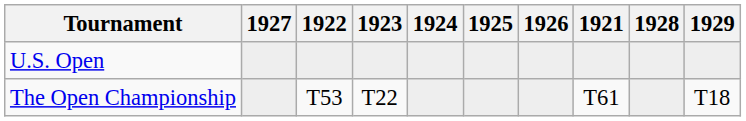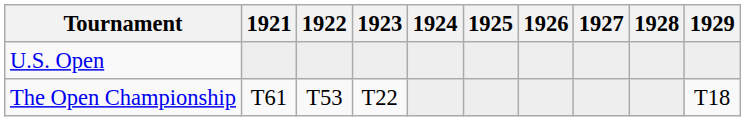columns swapped: (601, 23) <-> (269, 23)
